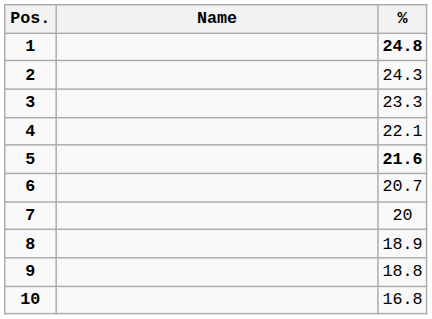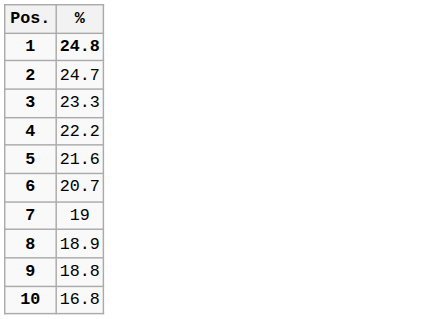- column: (217, 18)
(403, 75) 24.3 -> (80, 75) 24.7
(403, 131) 22.1 -> (80, 131) 22.2
(403, 159) bold -> (80, 159) normal
(403, 215) 20 -> (80, 215) 19
